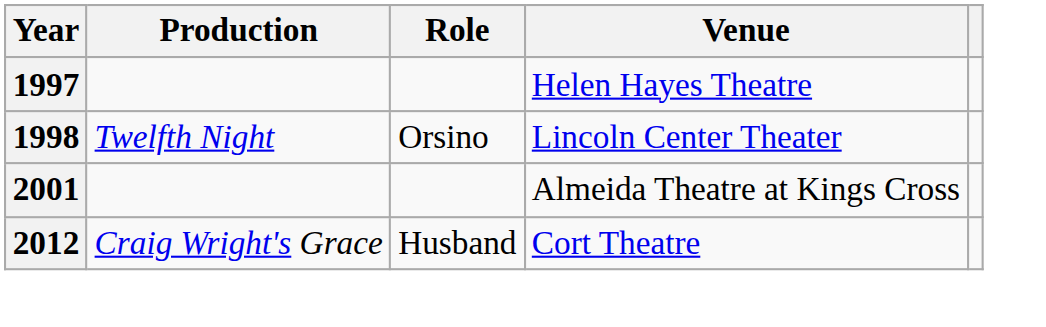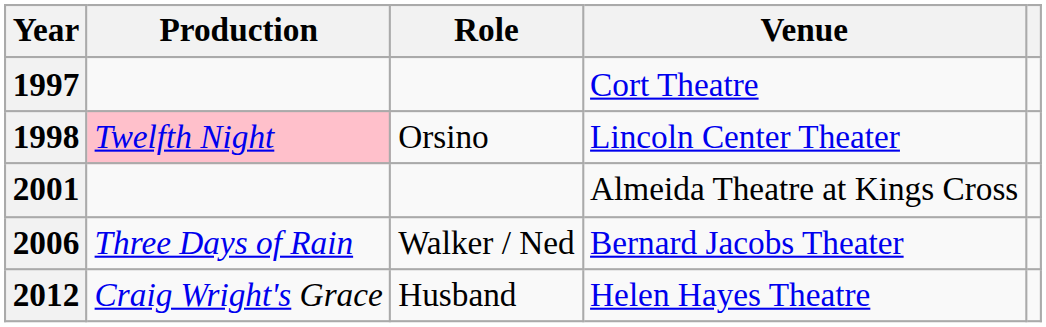(672, 83) Helen Hayes Theatre -> (674, 83) Cort Theatre
(184, 136) no background -> (184, 136) pink background
+ row: (46, 242)
(616, 242) Cort Theatre -> (730, 294) Helen Hayes Theatre
